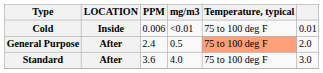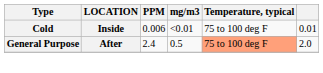- row: (43, 60)
